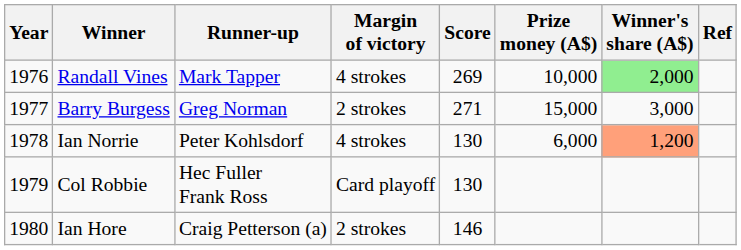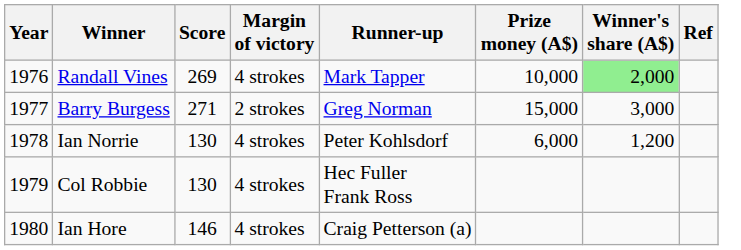columns swapped: (468, 32) <-> (253, 32)
(672, 141) lightsalmon background -> (652, 141) no background
(386, 185) Card playoff -> (270, 185) 4 strokes
(371, 228) 2 strokes -> (270, 228) 4 strokes
